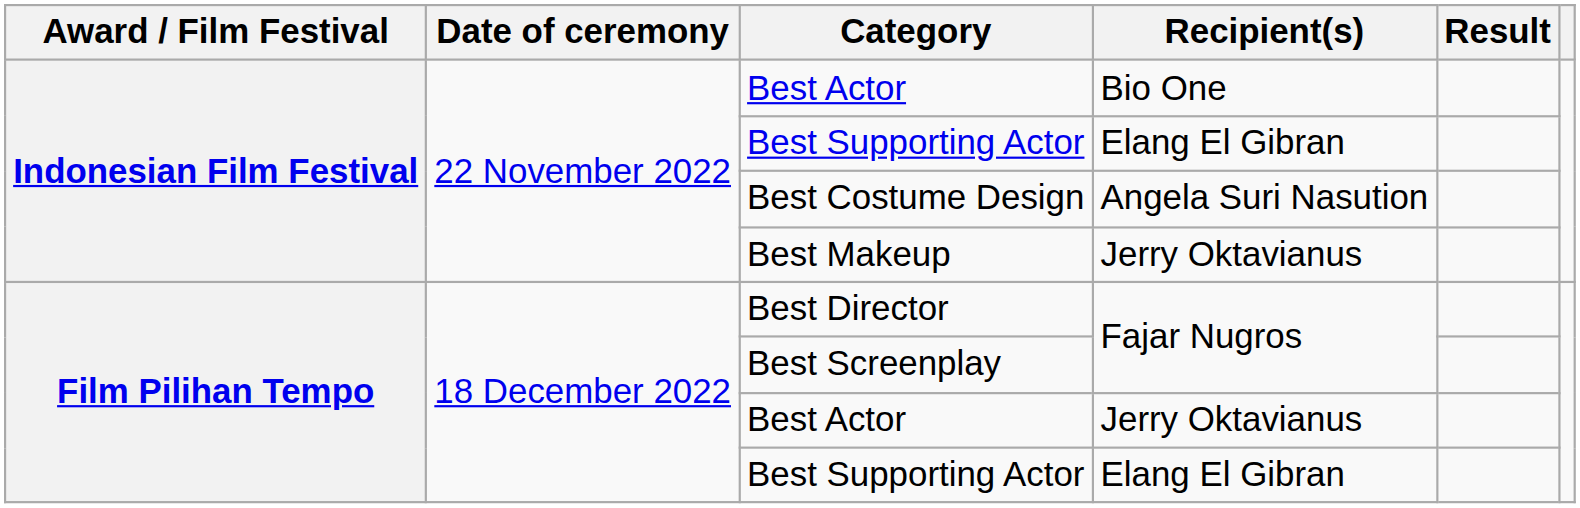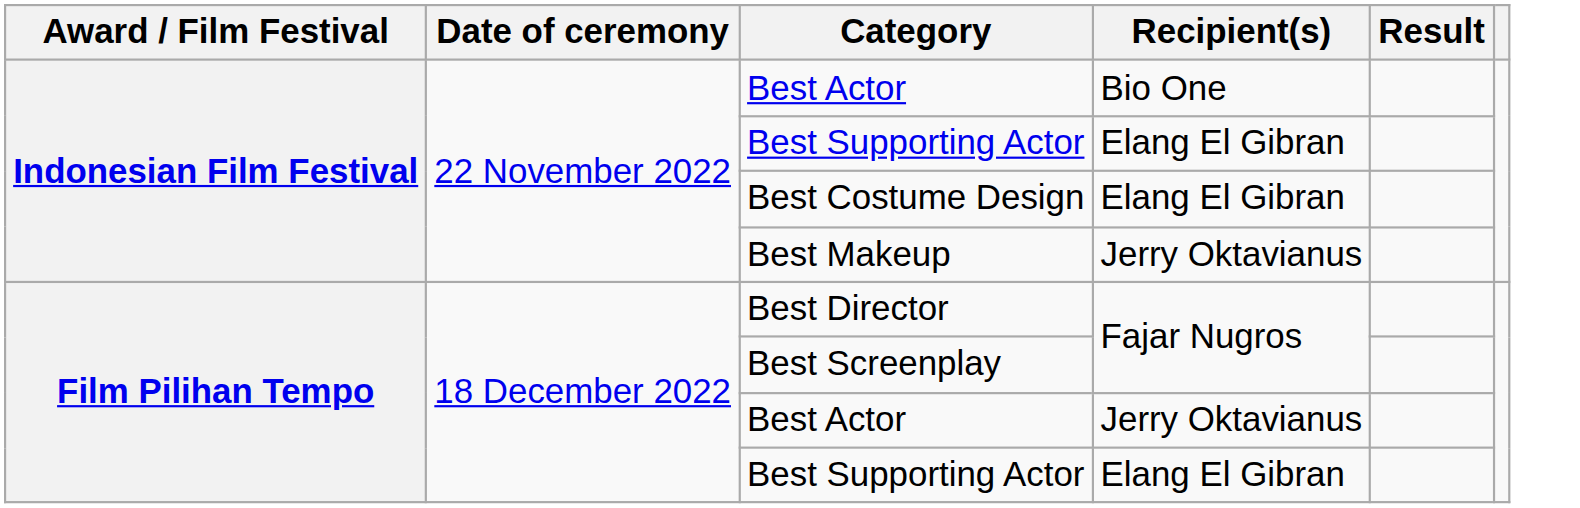(1264, 198) Angela Suri Nasution -> (1223, 198) Elang El Gibran
